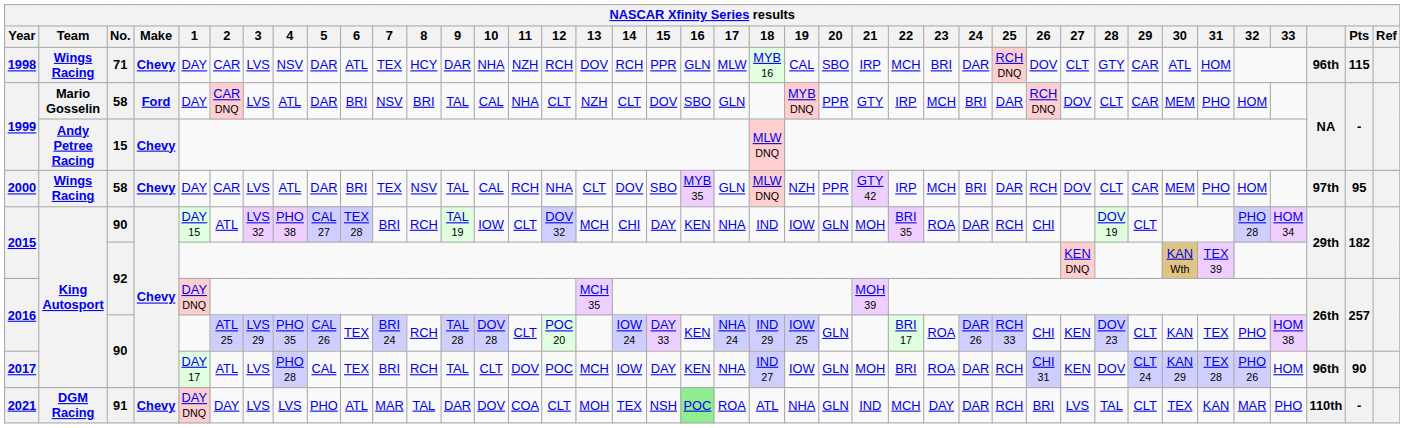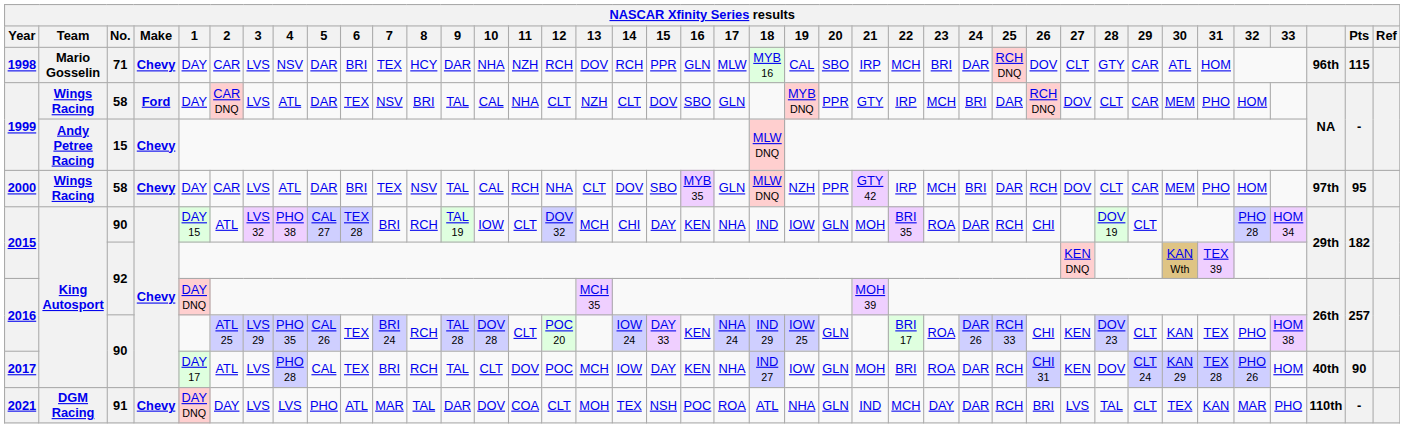(73, 65) Wings Racing -> (73, 65) Mario Gosselin
(357, 65) ATL -> (357, 65) BRI
(73, 101) Mario Gosselin -> (73, 101) Wings Racing
(357, 101) BRI -> (357, 101) TEX
(1326, 369) 96th -> (1326, 369) 40th
(697, 405) lightgreen background -> (697, 405) no background
